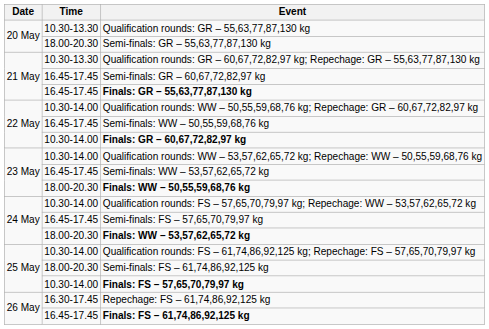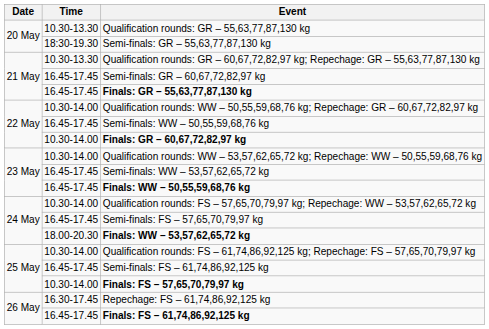(71, 44) 18.00-20.30 -> (71, 44) 18:30-19.30
(71, 188) 18.00-20.30 -> (71, 188) 16.45-17.45
(71, 268) 18.00-20.30 -> (71, 268) 16.45-17.45
